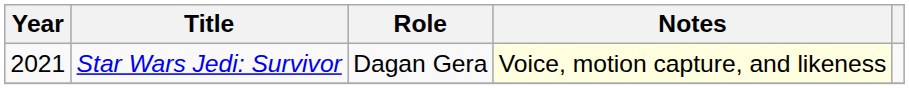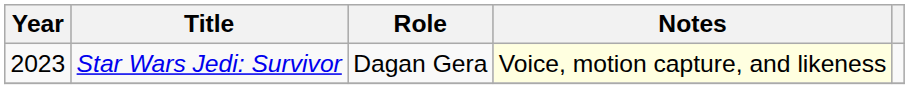(38, 63) 2021 -> (38, 63) 2023
